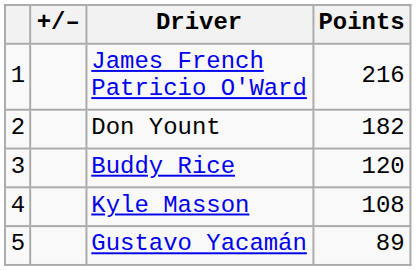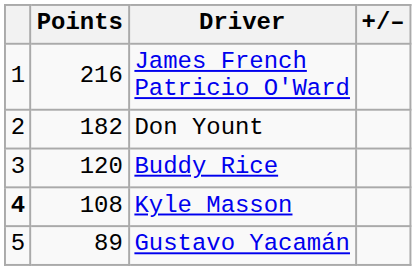columns swapped: (58, 25) <-> (362, 25)
(18, 207) normal -> (18, 207) bold
